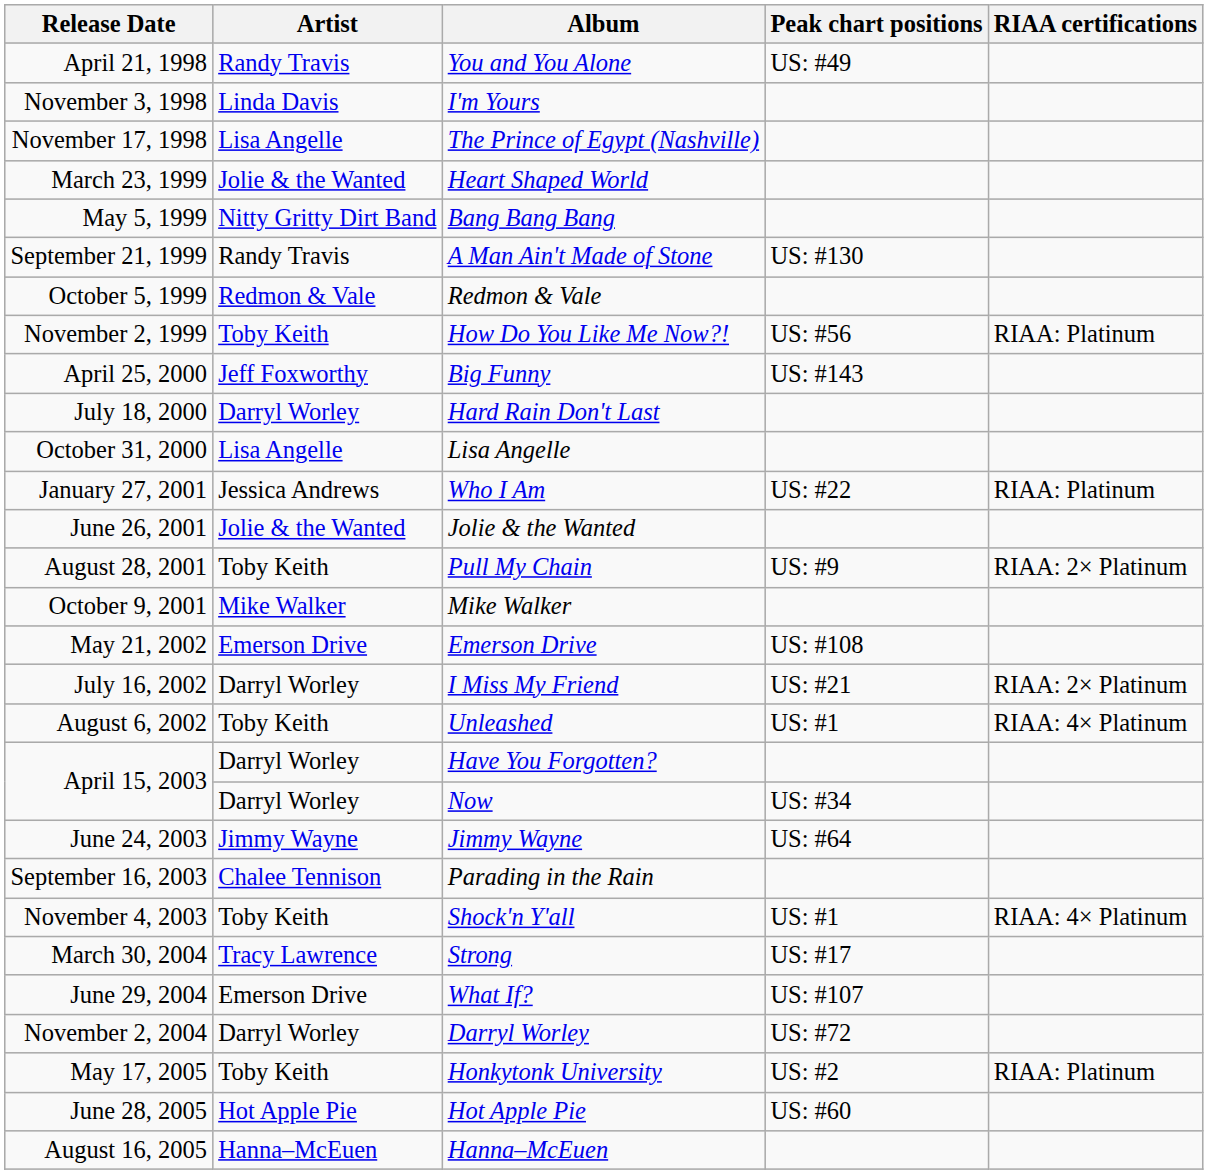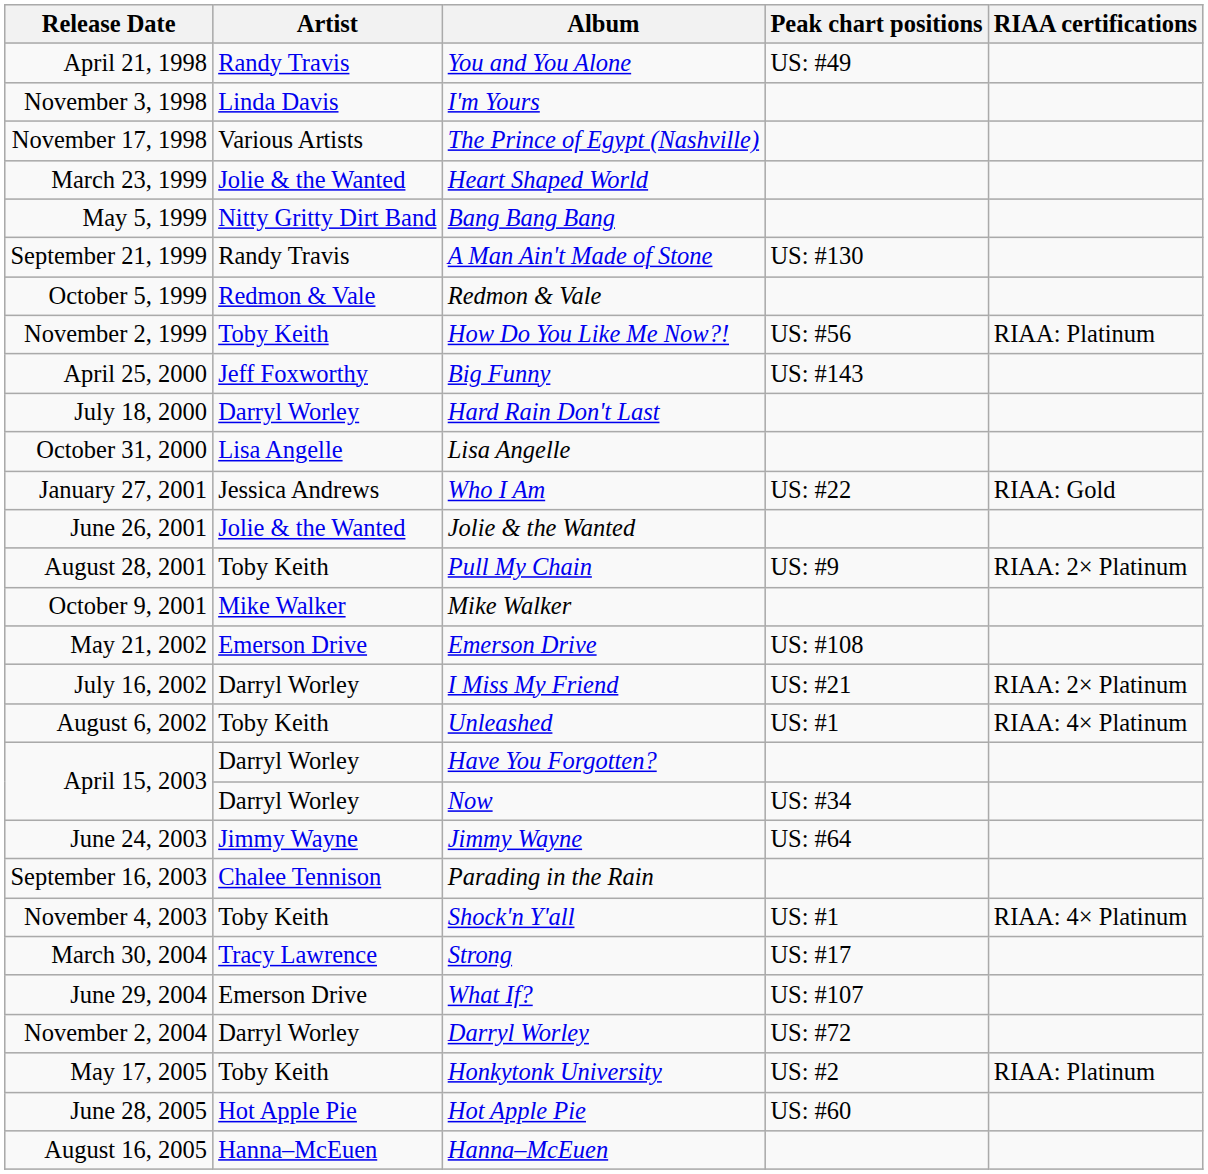(280, 140) Lisa Angelle -> (291, 140) Various Artists
(1074, 489) RIAA: Platinum -> (1055, 489) RIAA: Gold
